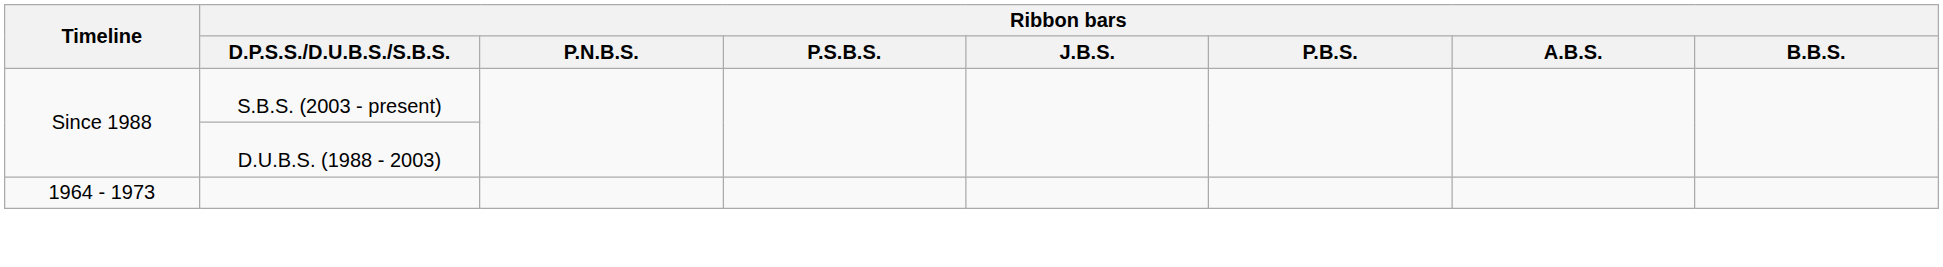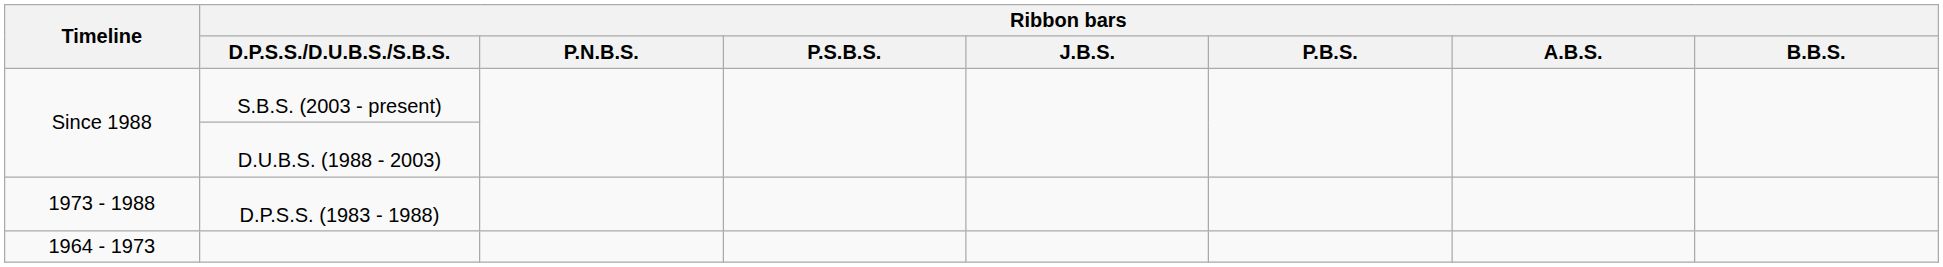+ row: (339, 214)
